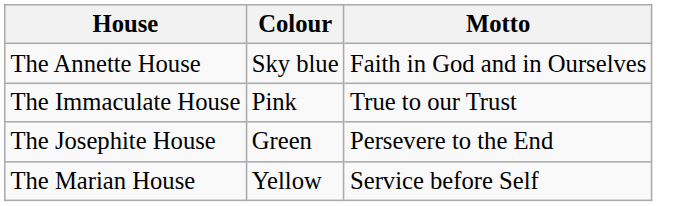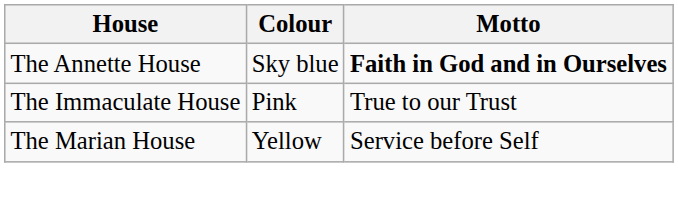(498, 63) normal -> (508, 63) bold
- row: (113, 141)
